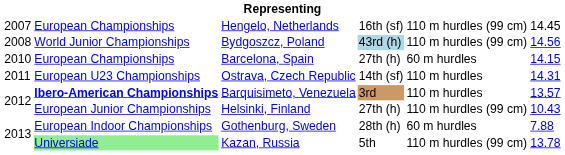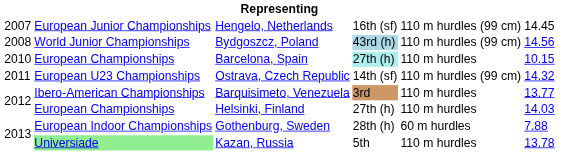(104, 25) European Championships -> (123, 25) European Junior Championships
(380, 59) no background -> (374, 59) paleturquoise background
(442, 59) 60 m hurdles -> (438, 59) 110 m hurdles
(545, 59) 14.15 -> (539, 59) 10.15
(444, 76) 110 m hurdles -> (461, 76) 110 m hurdles (99 cm)
(545, 76) 14.31 -> (539, 76) 14.32
(126, 92) bold -> (120, 92) normal
(545, 92) 13.57 -> (539, 92) 13.77
(123, 109) European Junior Championships -> (104, 109) European Championships
(467, 109) 110 m hurdles (99 cm) -> (438, 109) 110 m hurdles
(545, 109) 10.43 -> (539, 109) 14.03
(467, 142) 110 m hurdles (99 cm) -> (438, 142) 110 m hurdles
